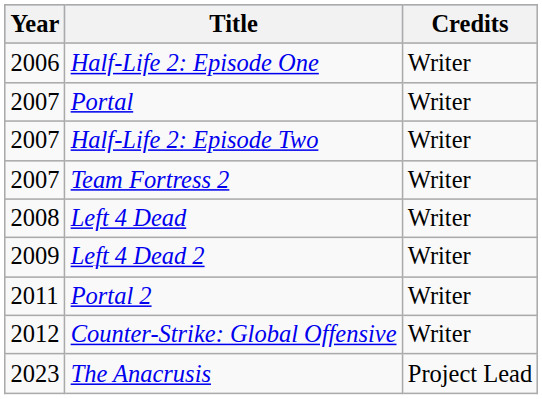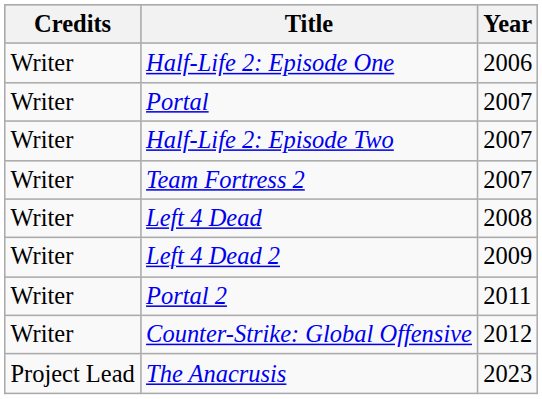columns swapped: (35, 23) <-> (470, 23)
